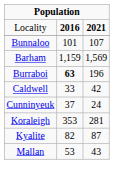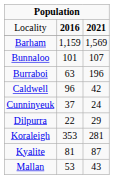rows swapped: (30, 58) <-> (30, 43)
(70, 74) bold -> (70, 74) normal
(70, 89) 33 -> (70, 89) 96
+ row: (30, 120)
(70, 136) 82 -> (70, 151) 81
